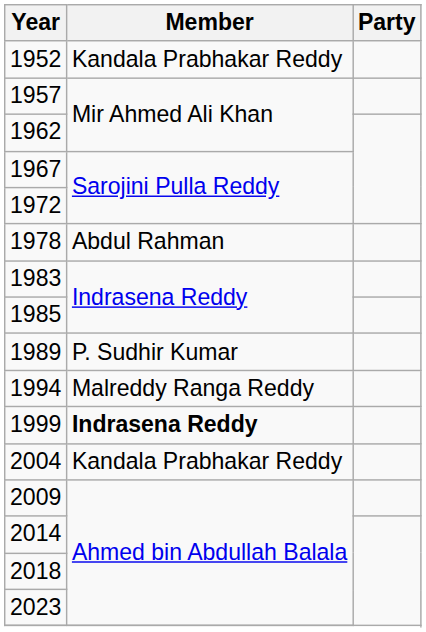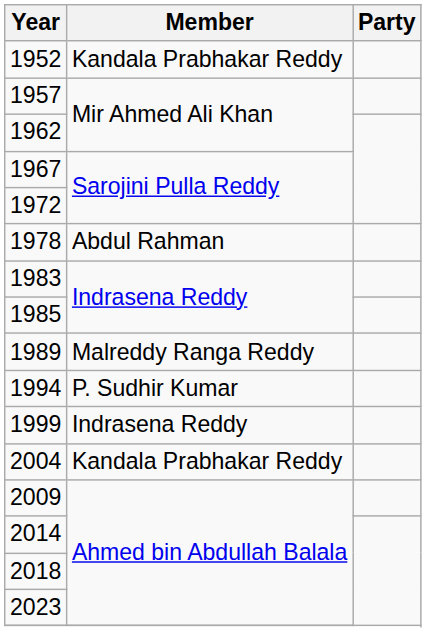(155, 351) P. Sudhir Kumar -> (193, 351) Malreddy Ranga Reddy
(193, 388) Malreddy Ranga Reddy -> (155, 388) P. Sudhir Kumar
(165, 424) bold -> (160, 424) normal
